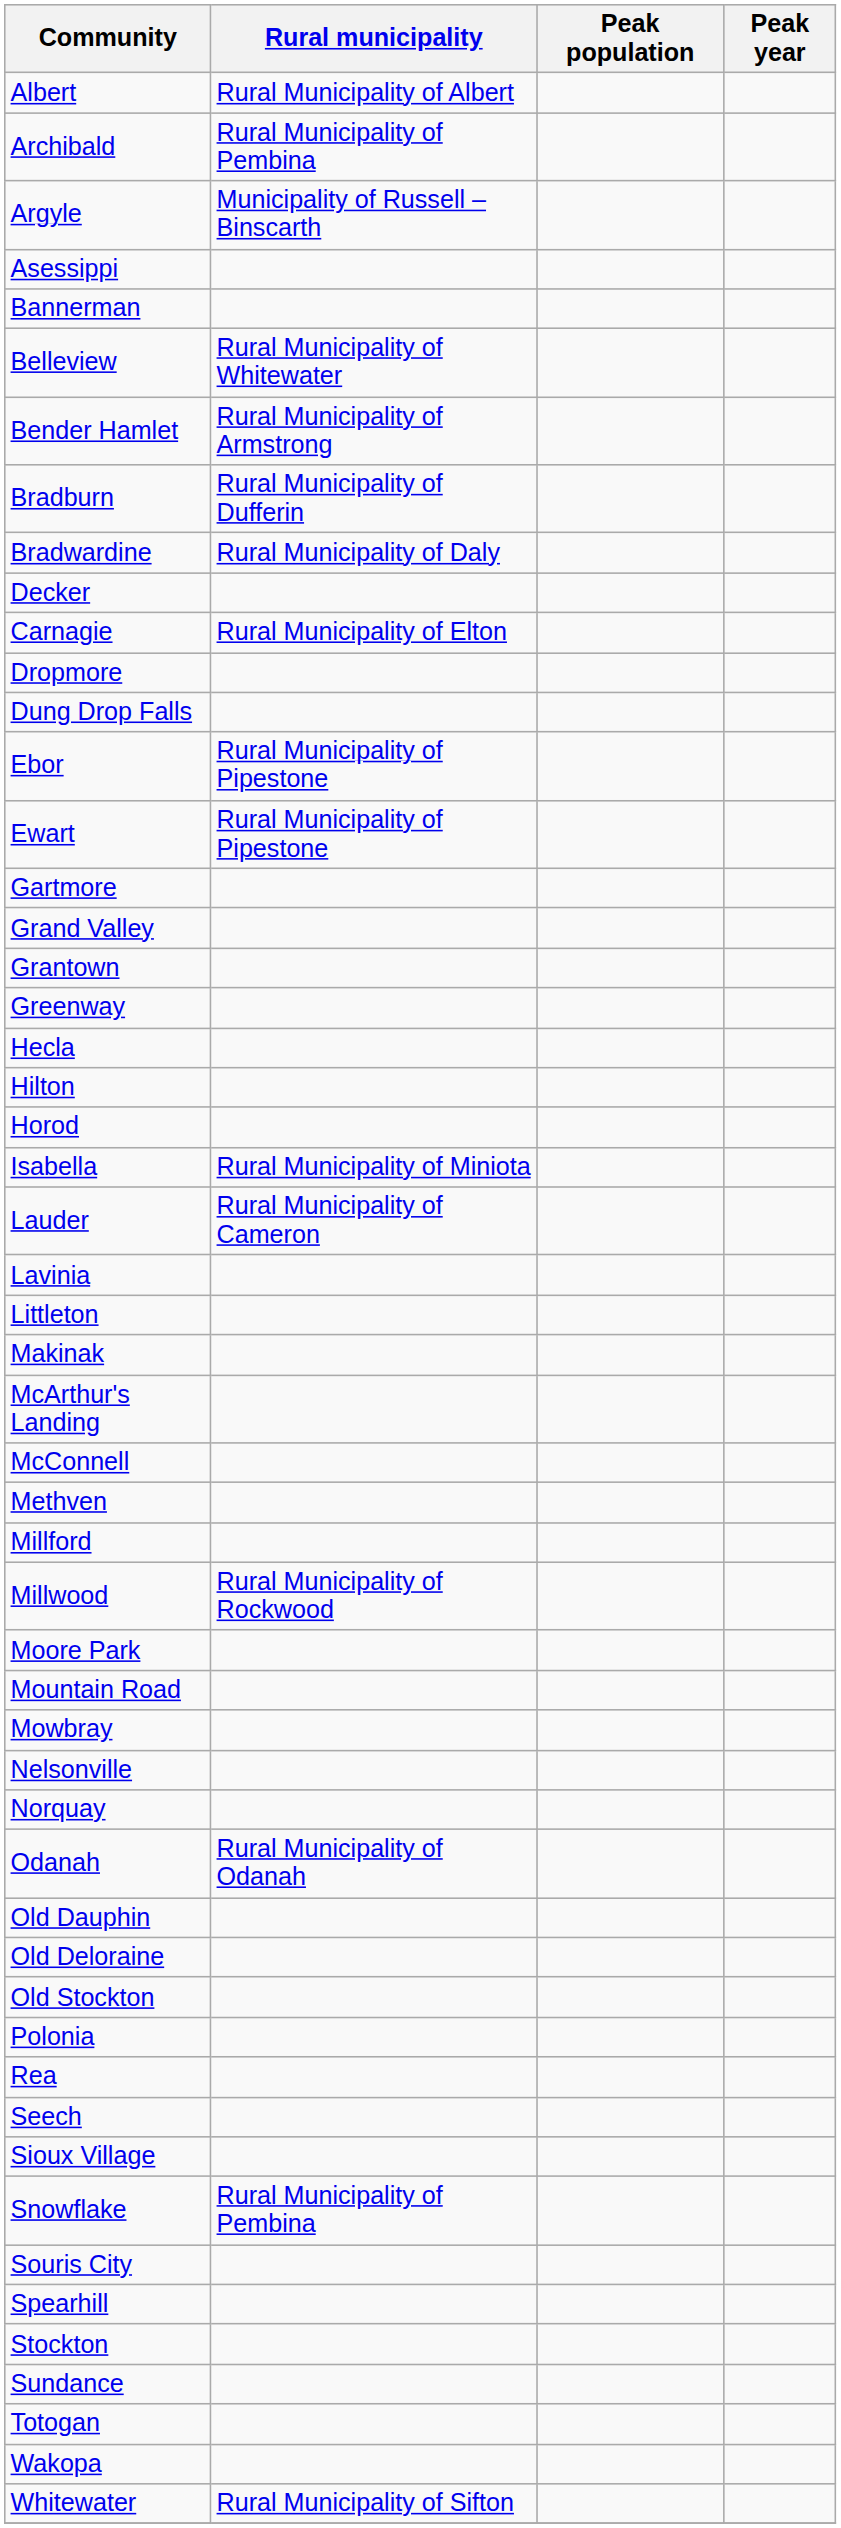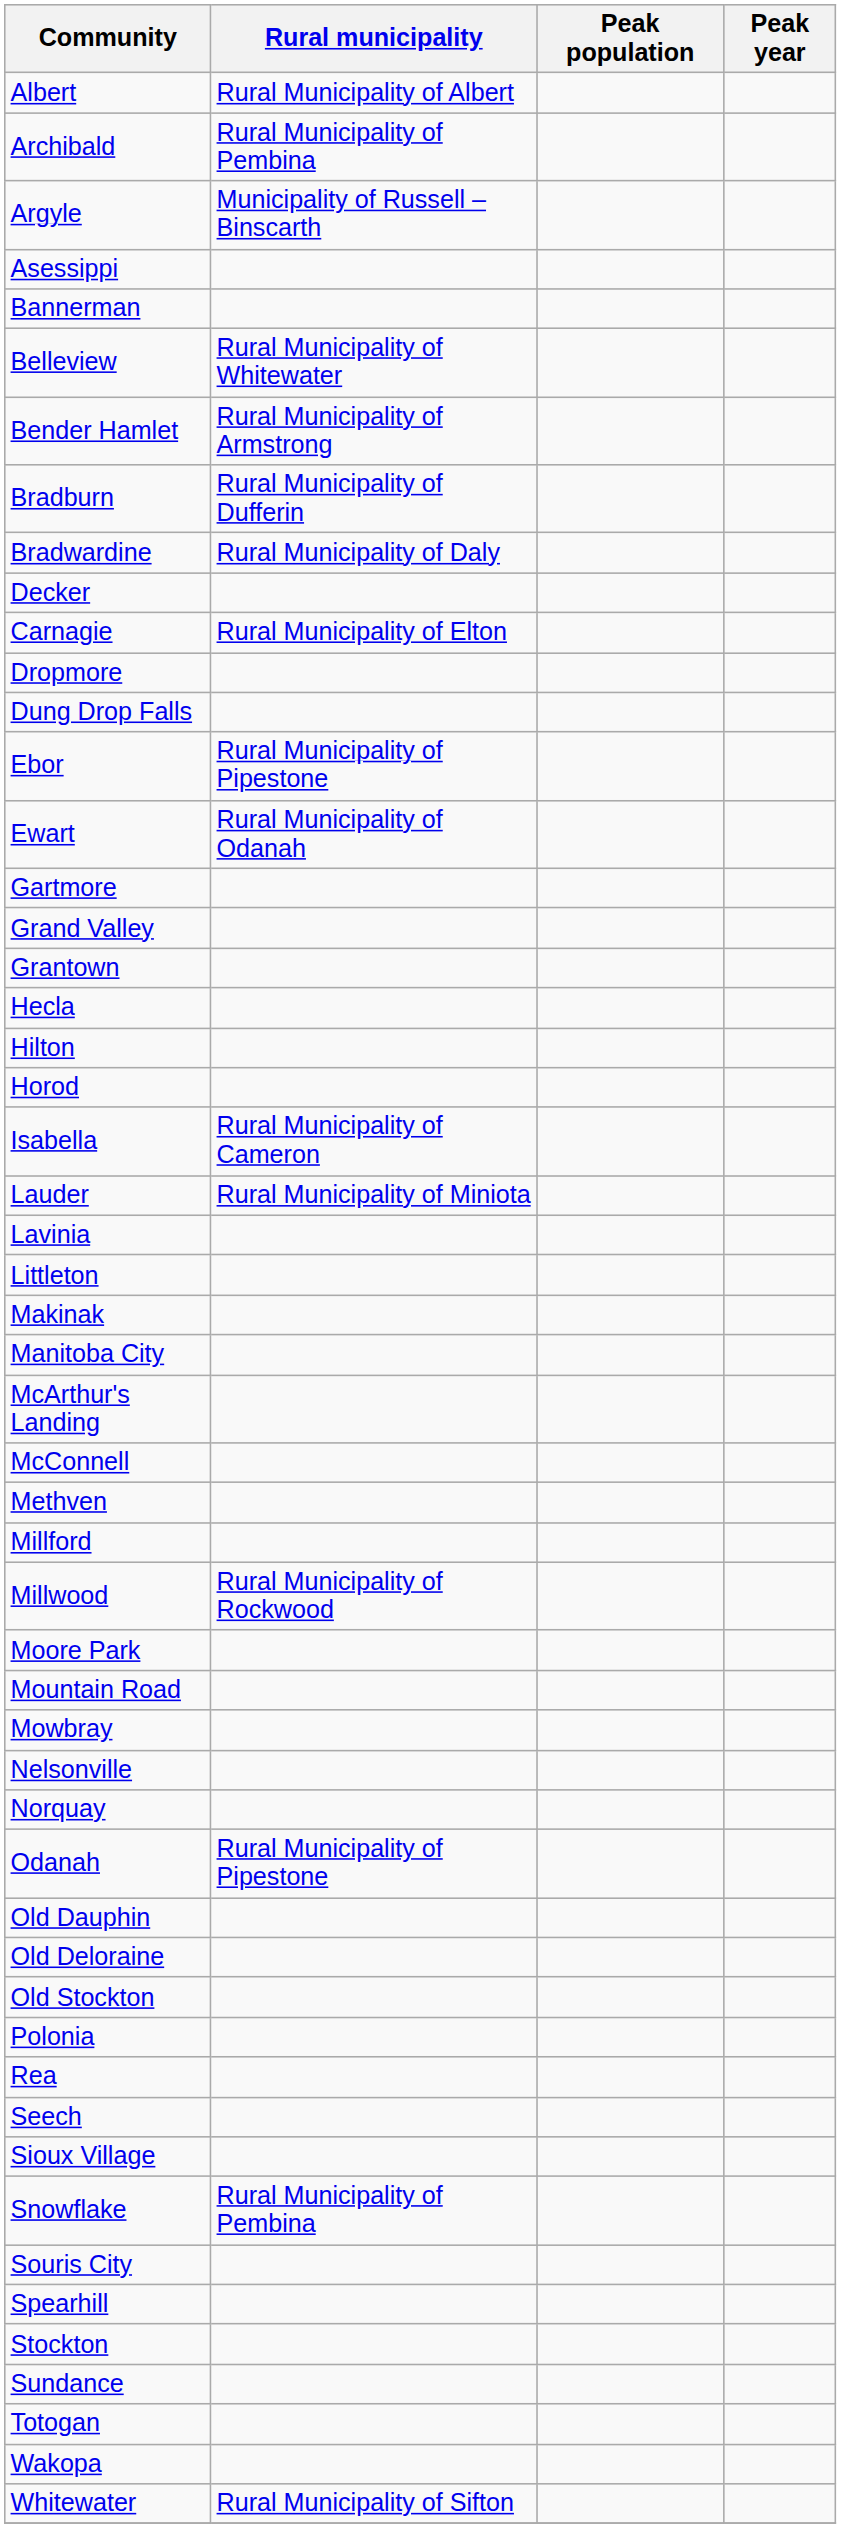(330, 833) Rural Municipality of Pipestone -> (330, 833) Rural Municipality of Odanah
- row: (68, 1007)
(374, 1166) Rural Municipality of Miniota -> (330, 1141) Rural Municipality of Cameron
(330, 1220) Rural Municipality of Cameron -> (374, 1195) Rural Municipality of Miniota
+ row: (87, 1354)
(330, 1863) Rural Municipality of Odanah -> (330, 1863) Rural Municipality of Pipestone
